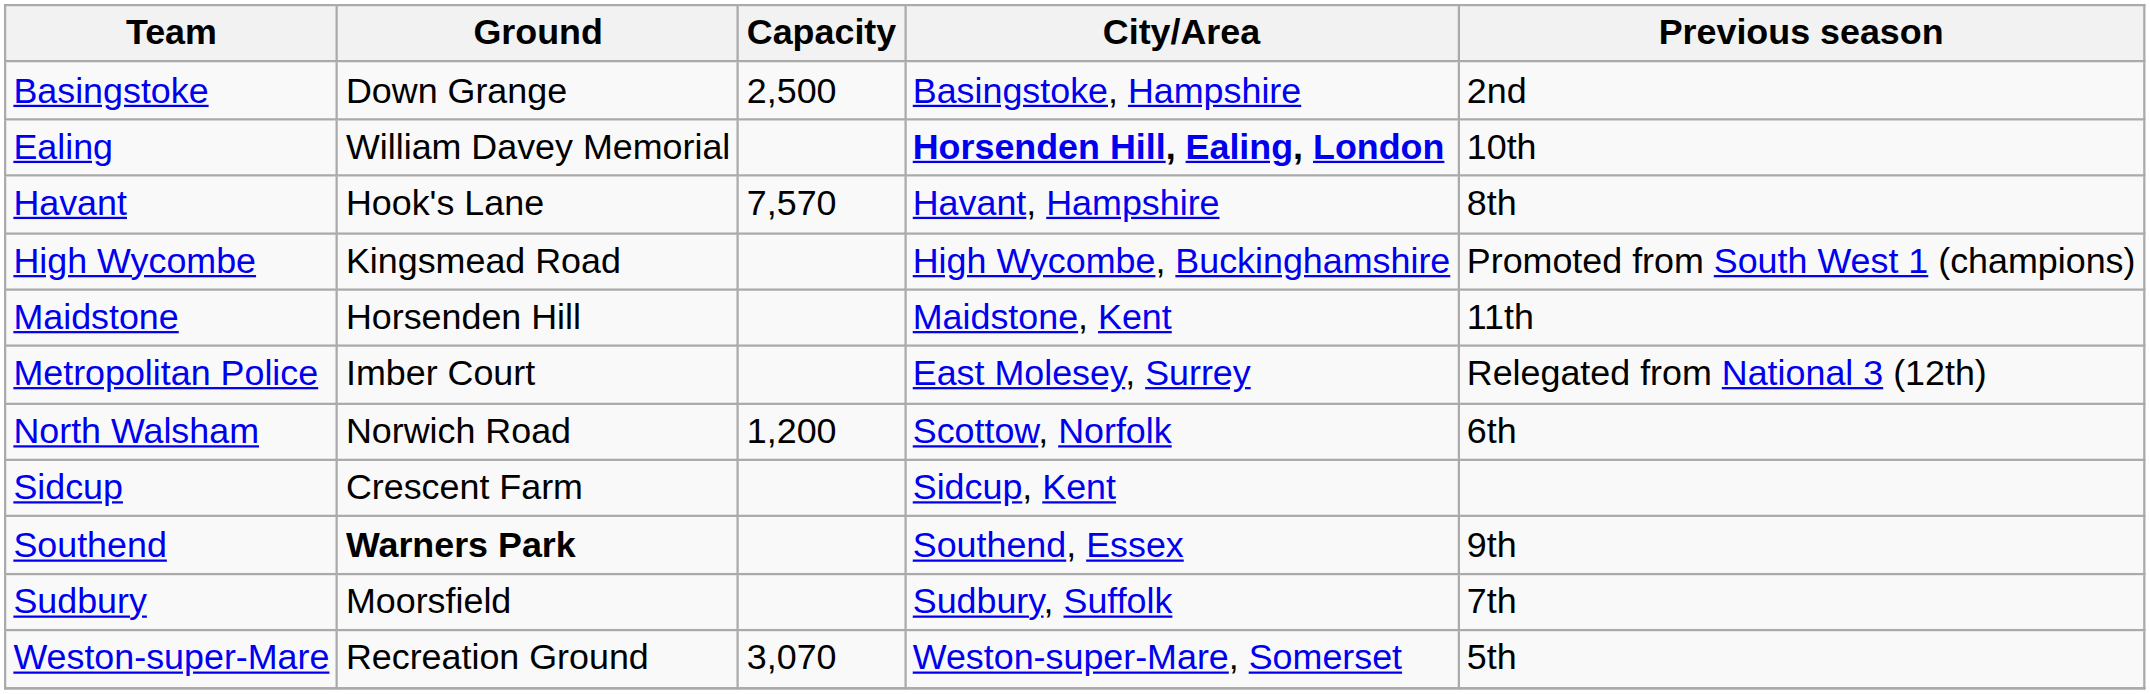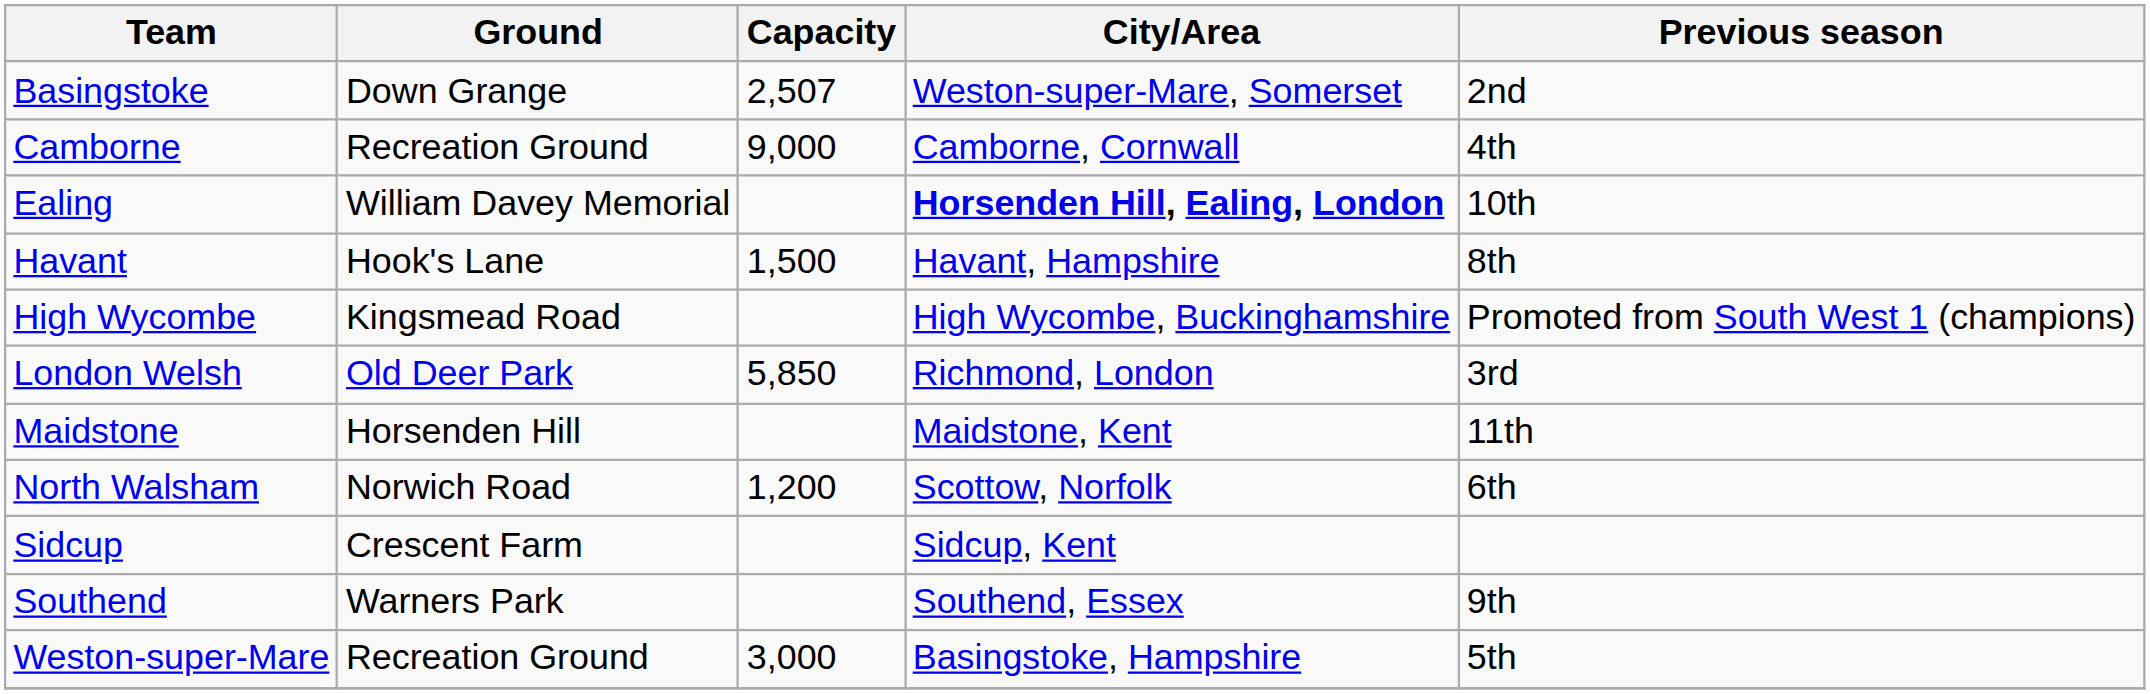(792, 89) 2,500 -> (792, 89) 2,507
(1107, 89) Basingstoke, Hampshire -> (1157, 89) Weston-super-Mare, Somerset
+ row: (97, 146)
(792, 203) 7,570 -> (792, 260) 1,500
+ row: (128, 373)
- row: (166, 373)
(461, 544) bold -> (455, 601) normal
- row: (80, 601)
(792, 658) 3,070 -> (792, 658) 3,000
(1157, 658) Weston-super-Mare, Somerset -> (1107, 658) Basingstoke, Hampshire
